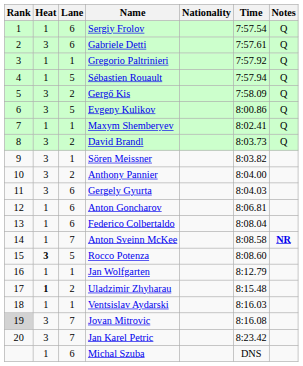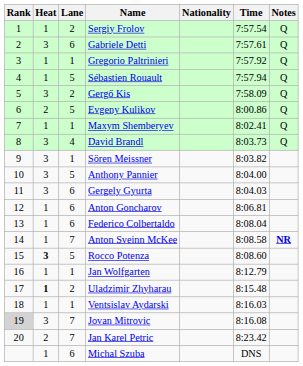(72, 28) 6 -> (72, 28) 2
(46, 110) 3 -> (46, 110) 2
(72, 142) 2 -> (72, 142) 4
(72, 175) 2 -> (72, 175) 5
(46, 337) 3 -> (46, 337) 2
